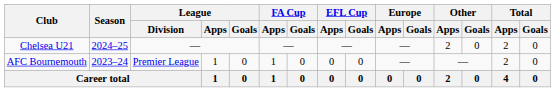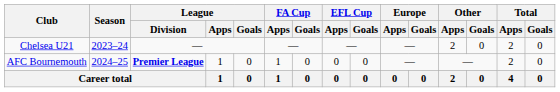(110, 45) 2024–25 -> (110, 45) 2023–24
(110, 62) 2023–24 -> (110, 62) 2024–25
(166, 62) normal -> (168, 62) bold
